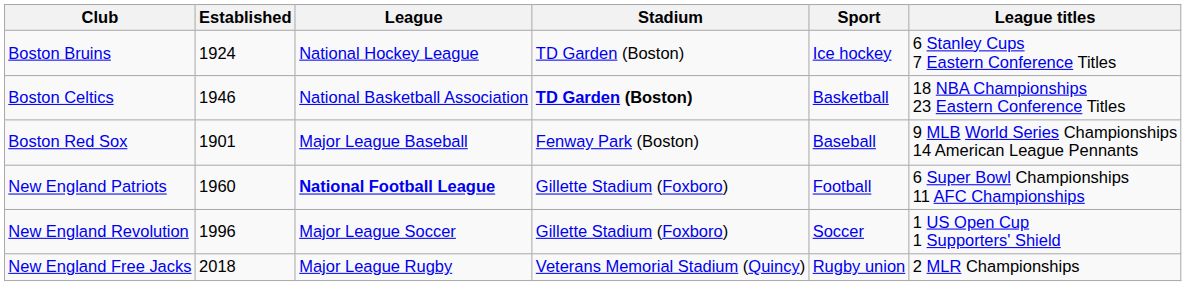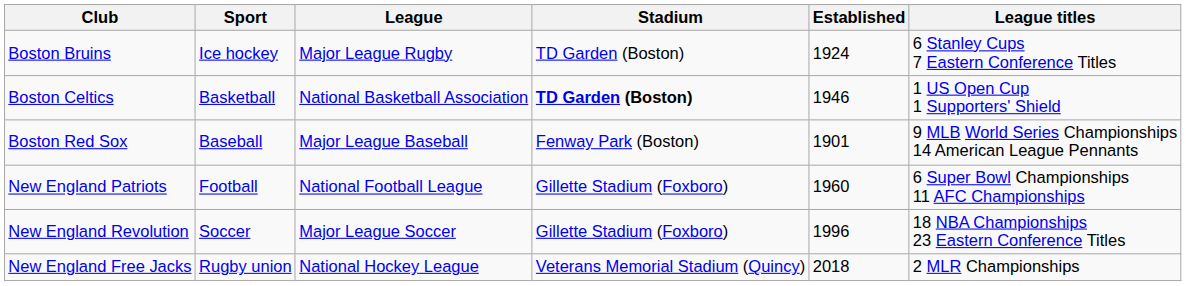columns swapped: (859, 17) <-> (245, 17)
(389, 52) National Hockey League -> (376, 52) Major League Rugby
(1019, 97) 18 NBA Championships 23 Eastern Conference Titles -> (987, 97) 1 US Open Cup 1 Supporters' Shield
(397, 187) bold -> (391, 187) normal
(987, 231) 1 US Open Cup 1 Supporters' Shield -> (1019, 231) 18 NBA Championships 23 Eastern Conference Titles
(376, 267) Major League Rugby -> (389, 267) National Hockey League
